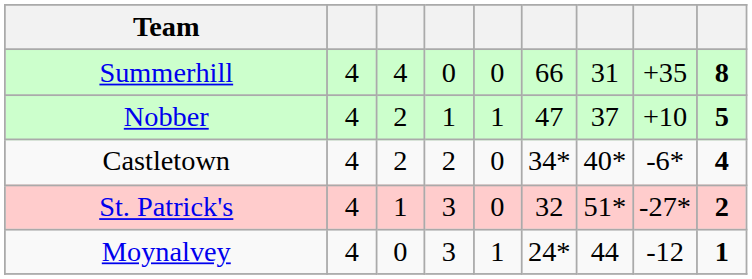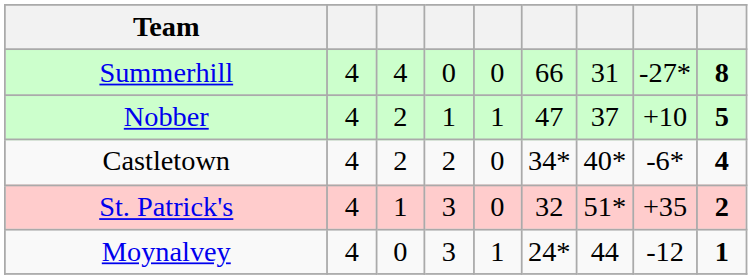(665, 71) +35 -> (665, 71) -27*
(665, 206) -27* -> (665, 206) +35
